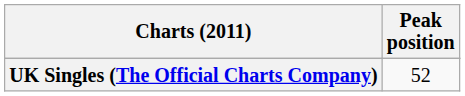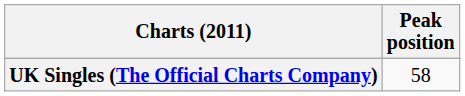(421, 74) 52 -> (421, 74) 58
